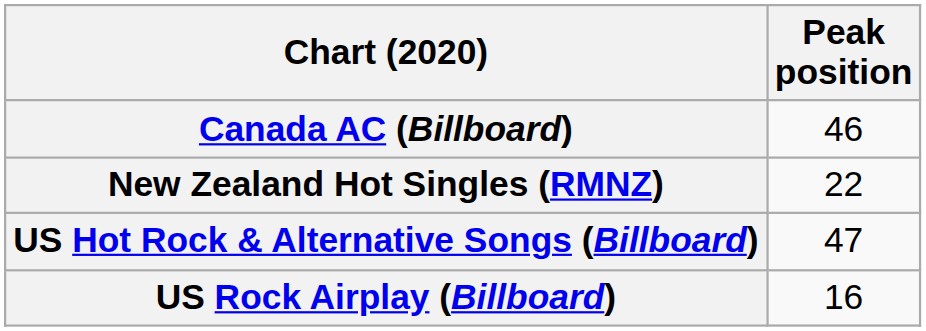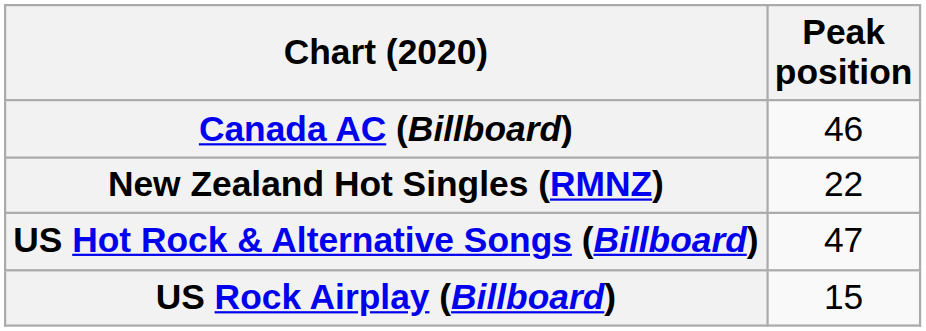(844, 296) 16 -> (844, 296) 15
